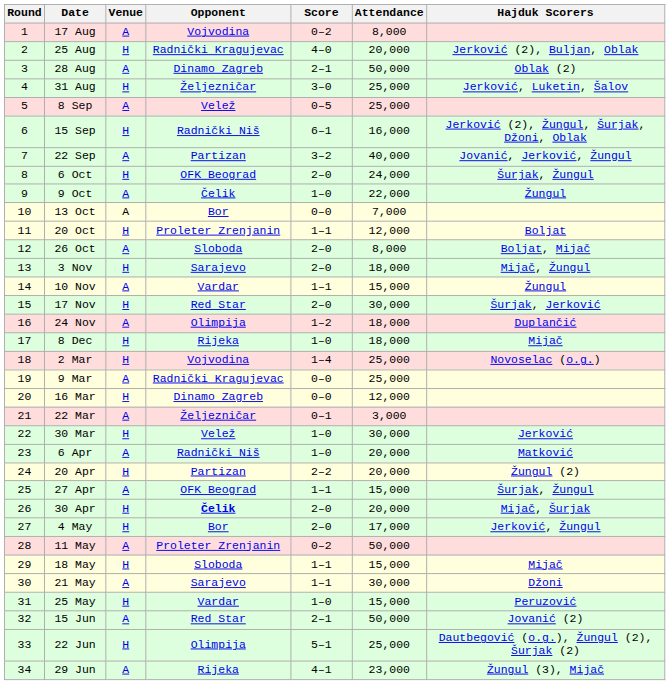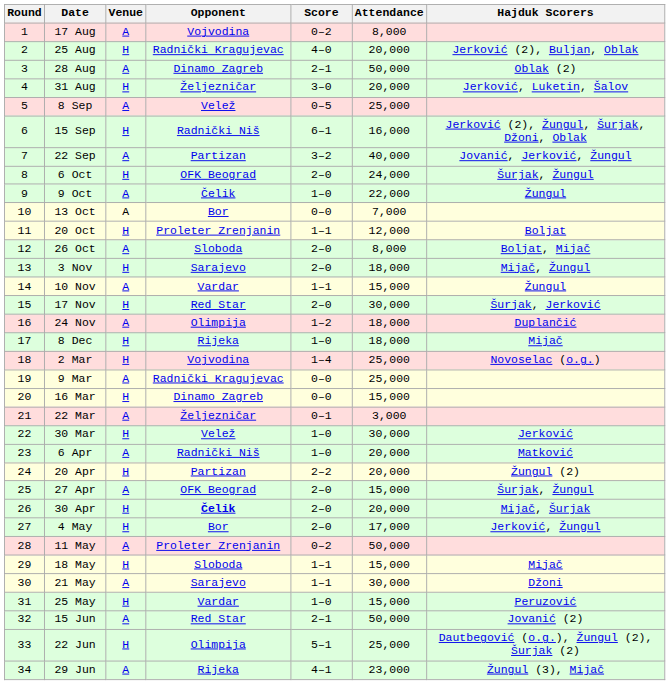(389, 88) 25,000 -> (389, 88) 20,000
(389, 398) 12,000 -> (389, 398) 15,000
(321, 491) 1–1 -> (321, 491) 2–0
